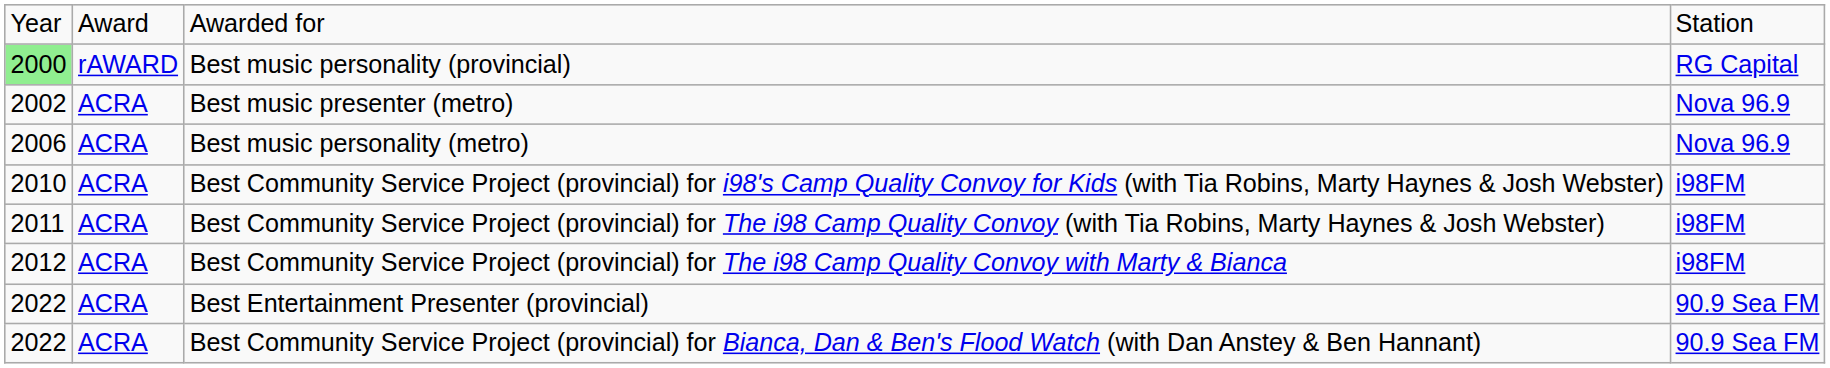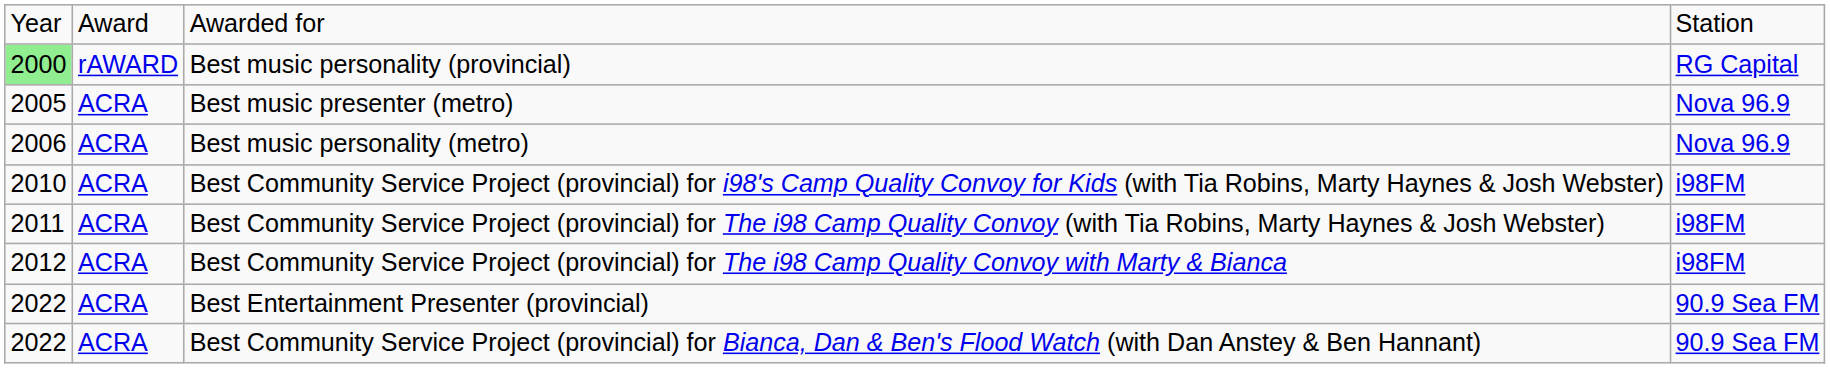(39, 104) 2002 -> (39, 104) 2005
